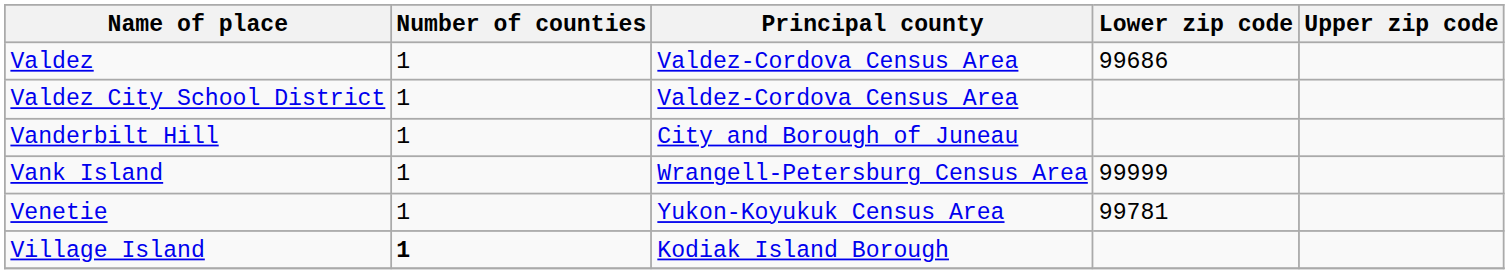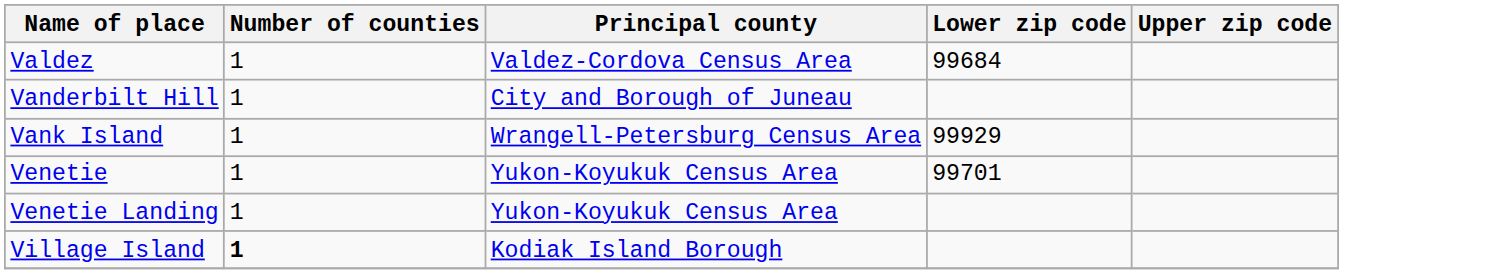(1134, 61) 99686 -> (967, 61) 99684
- row: (198, 99)
(1134, 175) 99999 -> (967, 137) 99929
(1134, 212) 99781 -> (967, 175) 99701
+ row: (115, 212)
